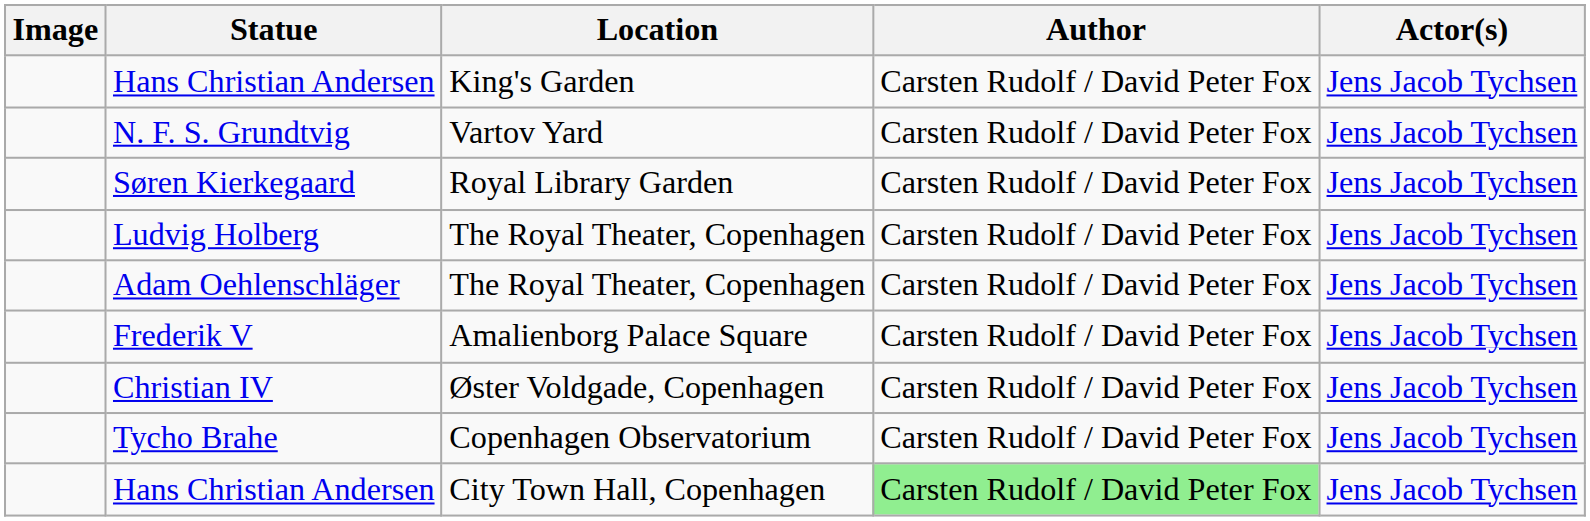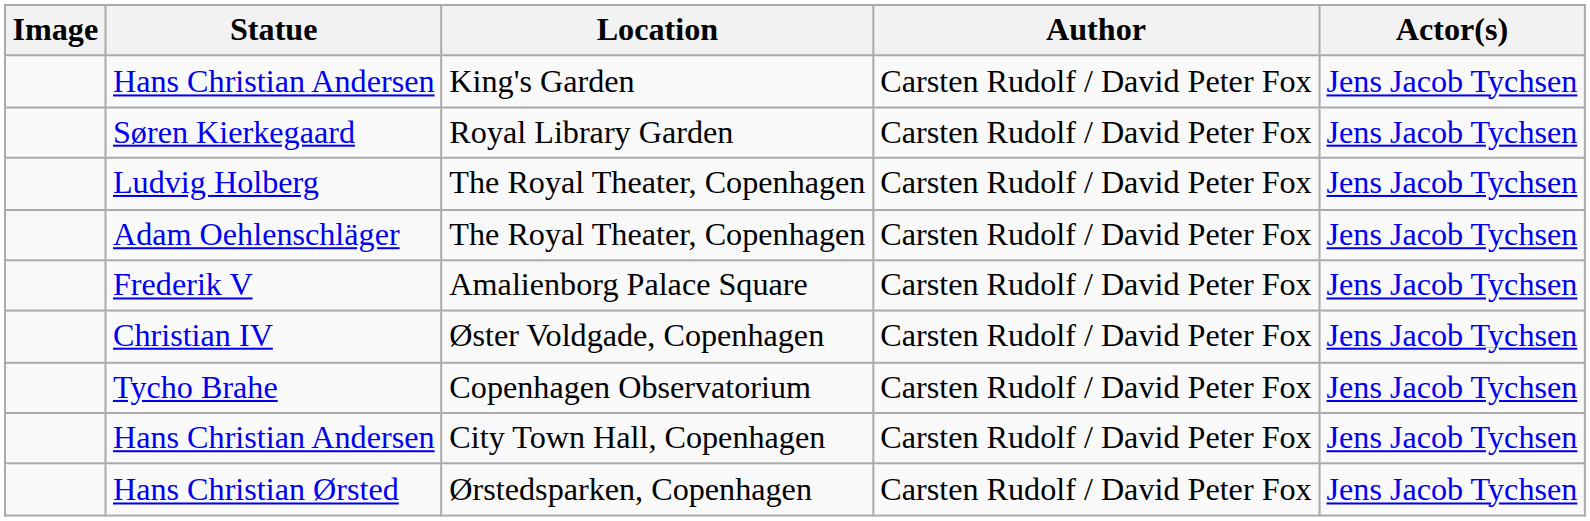- row: (231, 132)
(1096, 489) lightgreen background -> (1096, 438) no background
+ row: (256, 489)
